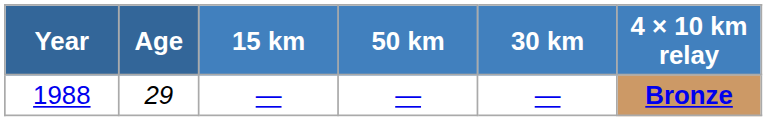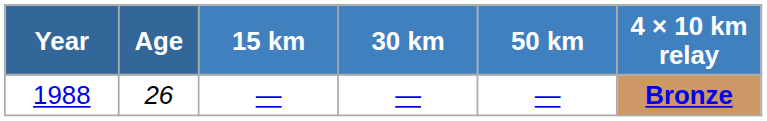columns swapped: (548, 40) <-> (408, 40)
(159, 95) 29 -> (159, 95) 26
